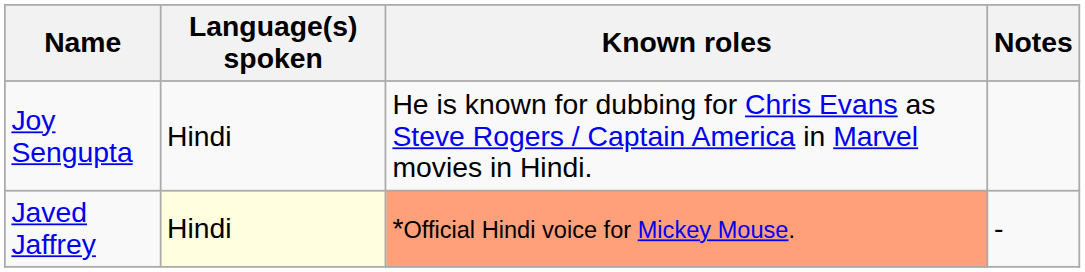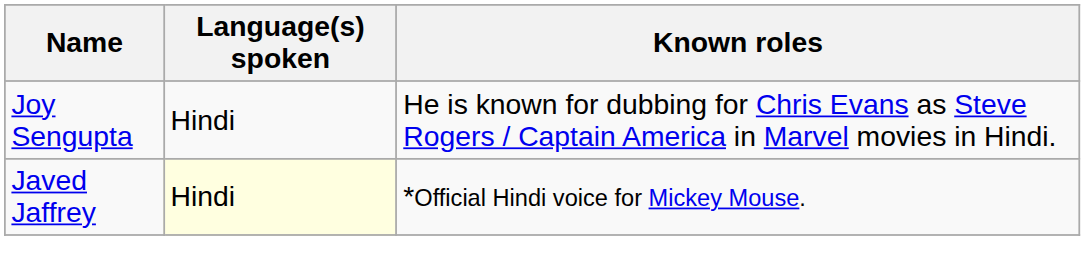- column: (1033, 42)
(594, 228) lightsalmon background -> (605, 196) no background
